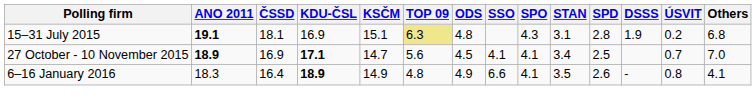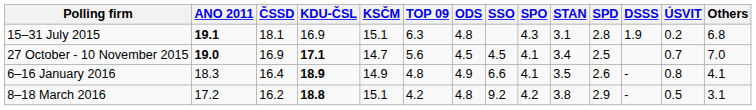(415, 34) khaki background -> (415, 34) no background
(207, 54) 18.9 -> (207, 54) 19.0
(497, 54) 4.1 -> (497, 54) 4.5
+ row: (56, 94)
